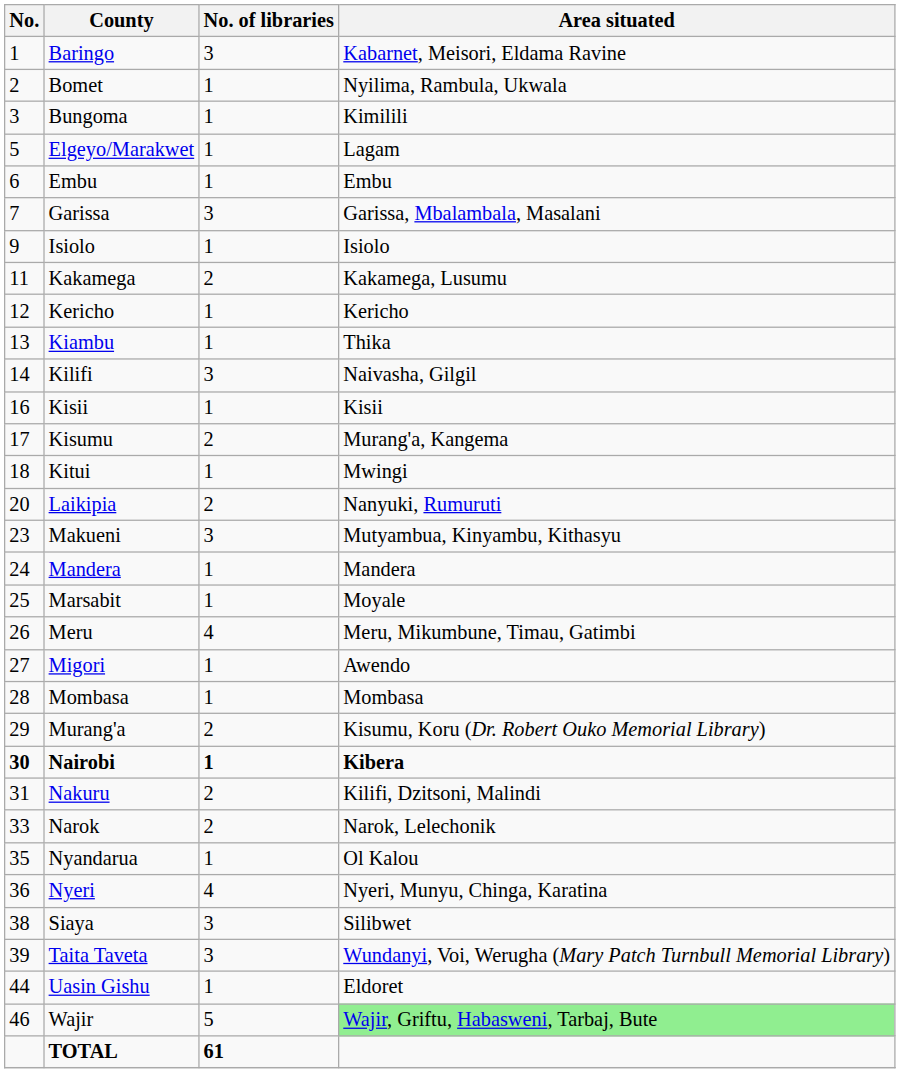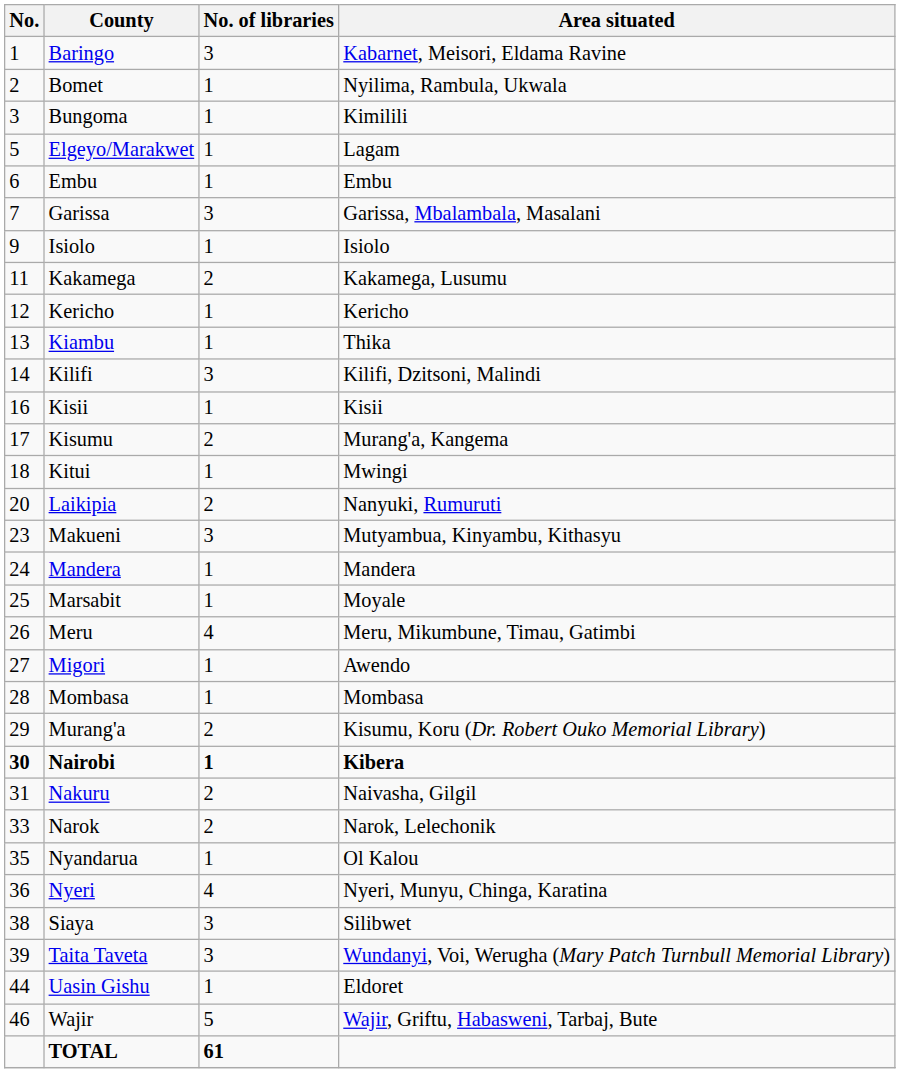(410, 375) Naivasha, Gilgil -> (442, 375) Kilifi, Dzitsoni, Malindi
(442, 794) Kilifi, Dzitsoni, Malindi -> (410, 794) Naivasha, Gilgil
(500, 1019) lightgreen background -> (500, 1019) no background
